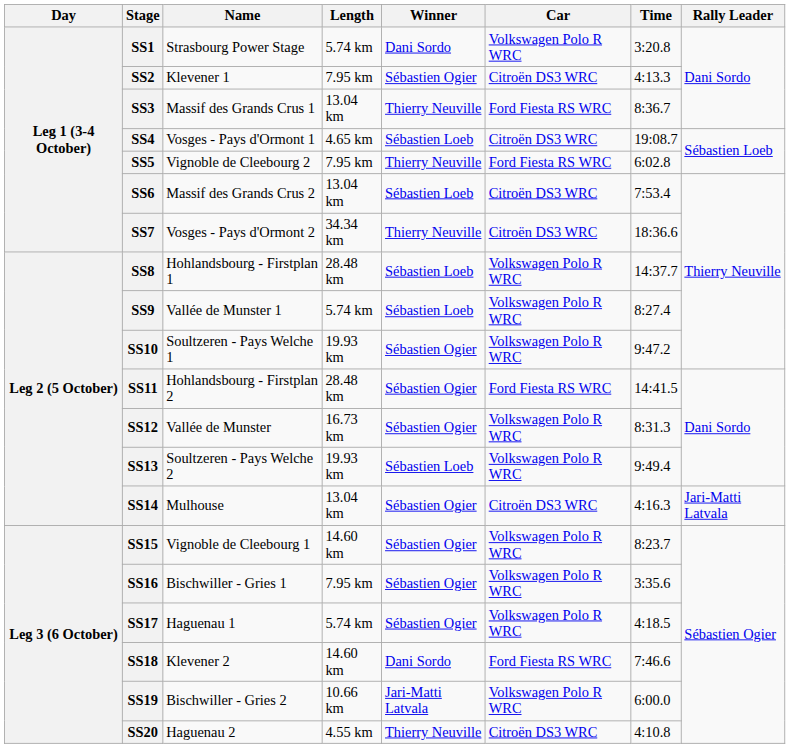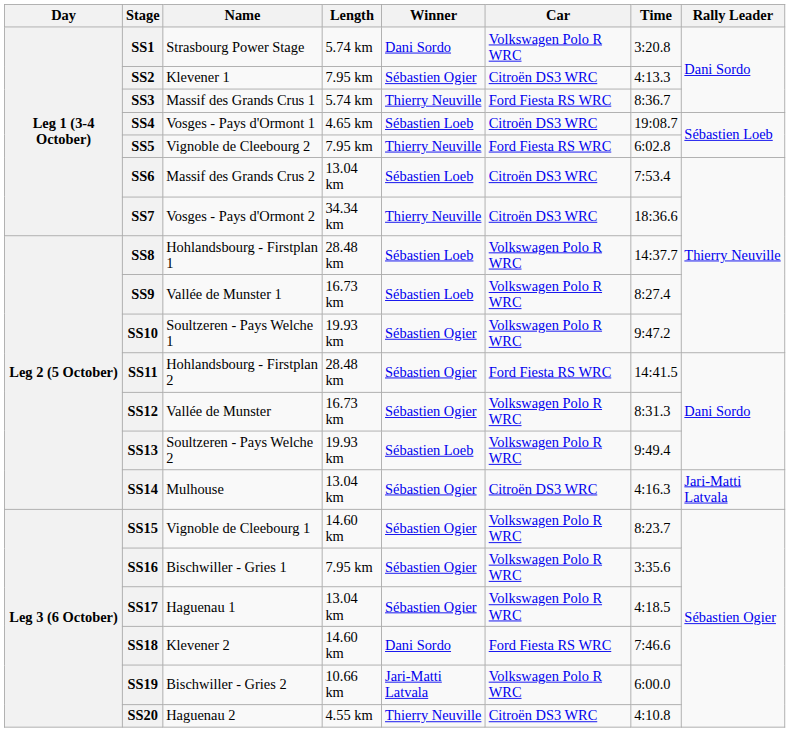(342, 108) 13.04 km -> (349, 100) 5.74 km
(349, 310) 5.74 km -> (342, 294) 16.73 km
(349, 622) 5.74 km -> (342, 606) 13.04 km
